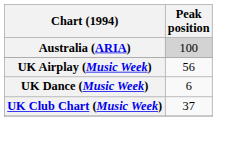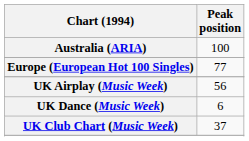(189, 47) lightgrey background -> (220, 47) no background
+ row: (100, 67)
